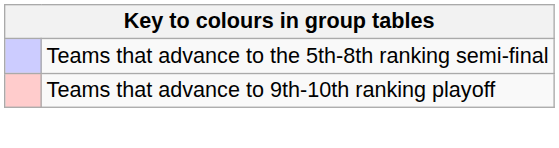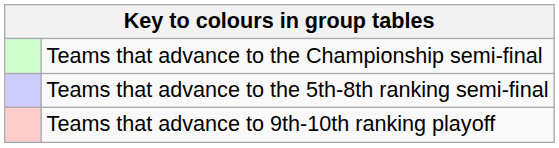+ row: (295, 55)
